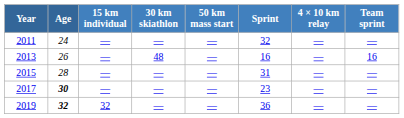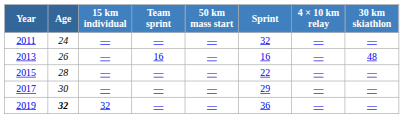columns swapped: (159, 18) <-> (372, 18)
(265, 73) 31 -> (265, 73) 22
(63, 89) bold -> (63, 89) normal
(265, 89) 23 -> (265, 89) 29
